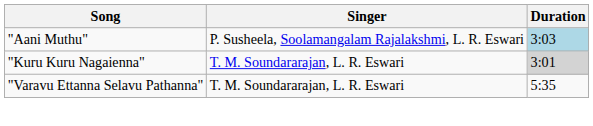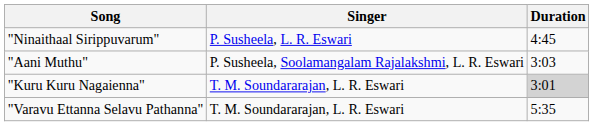+ row: (84, 39)
(543, 39) lightblue background -> (543, 62) no background
